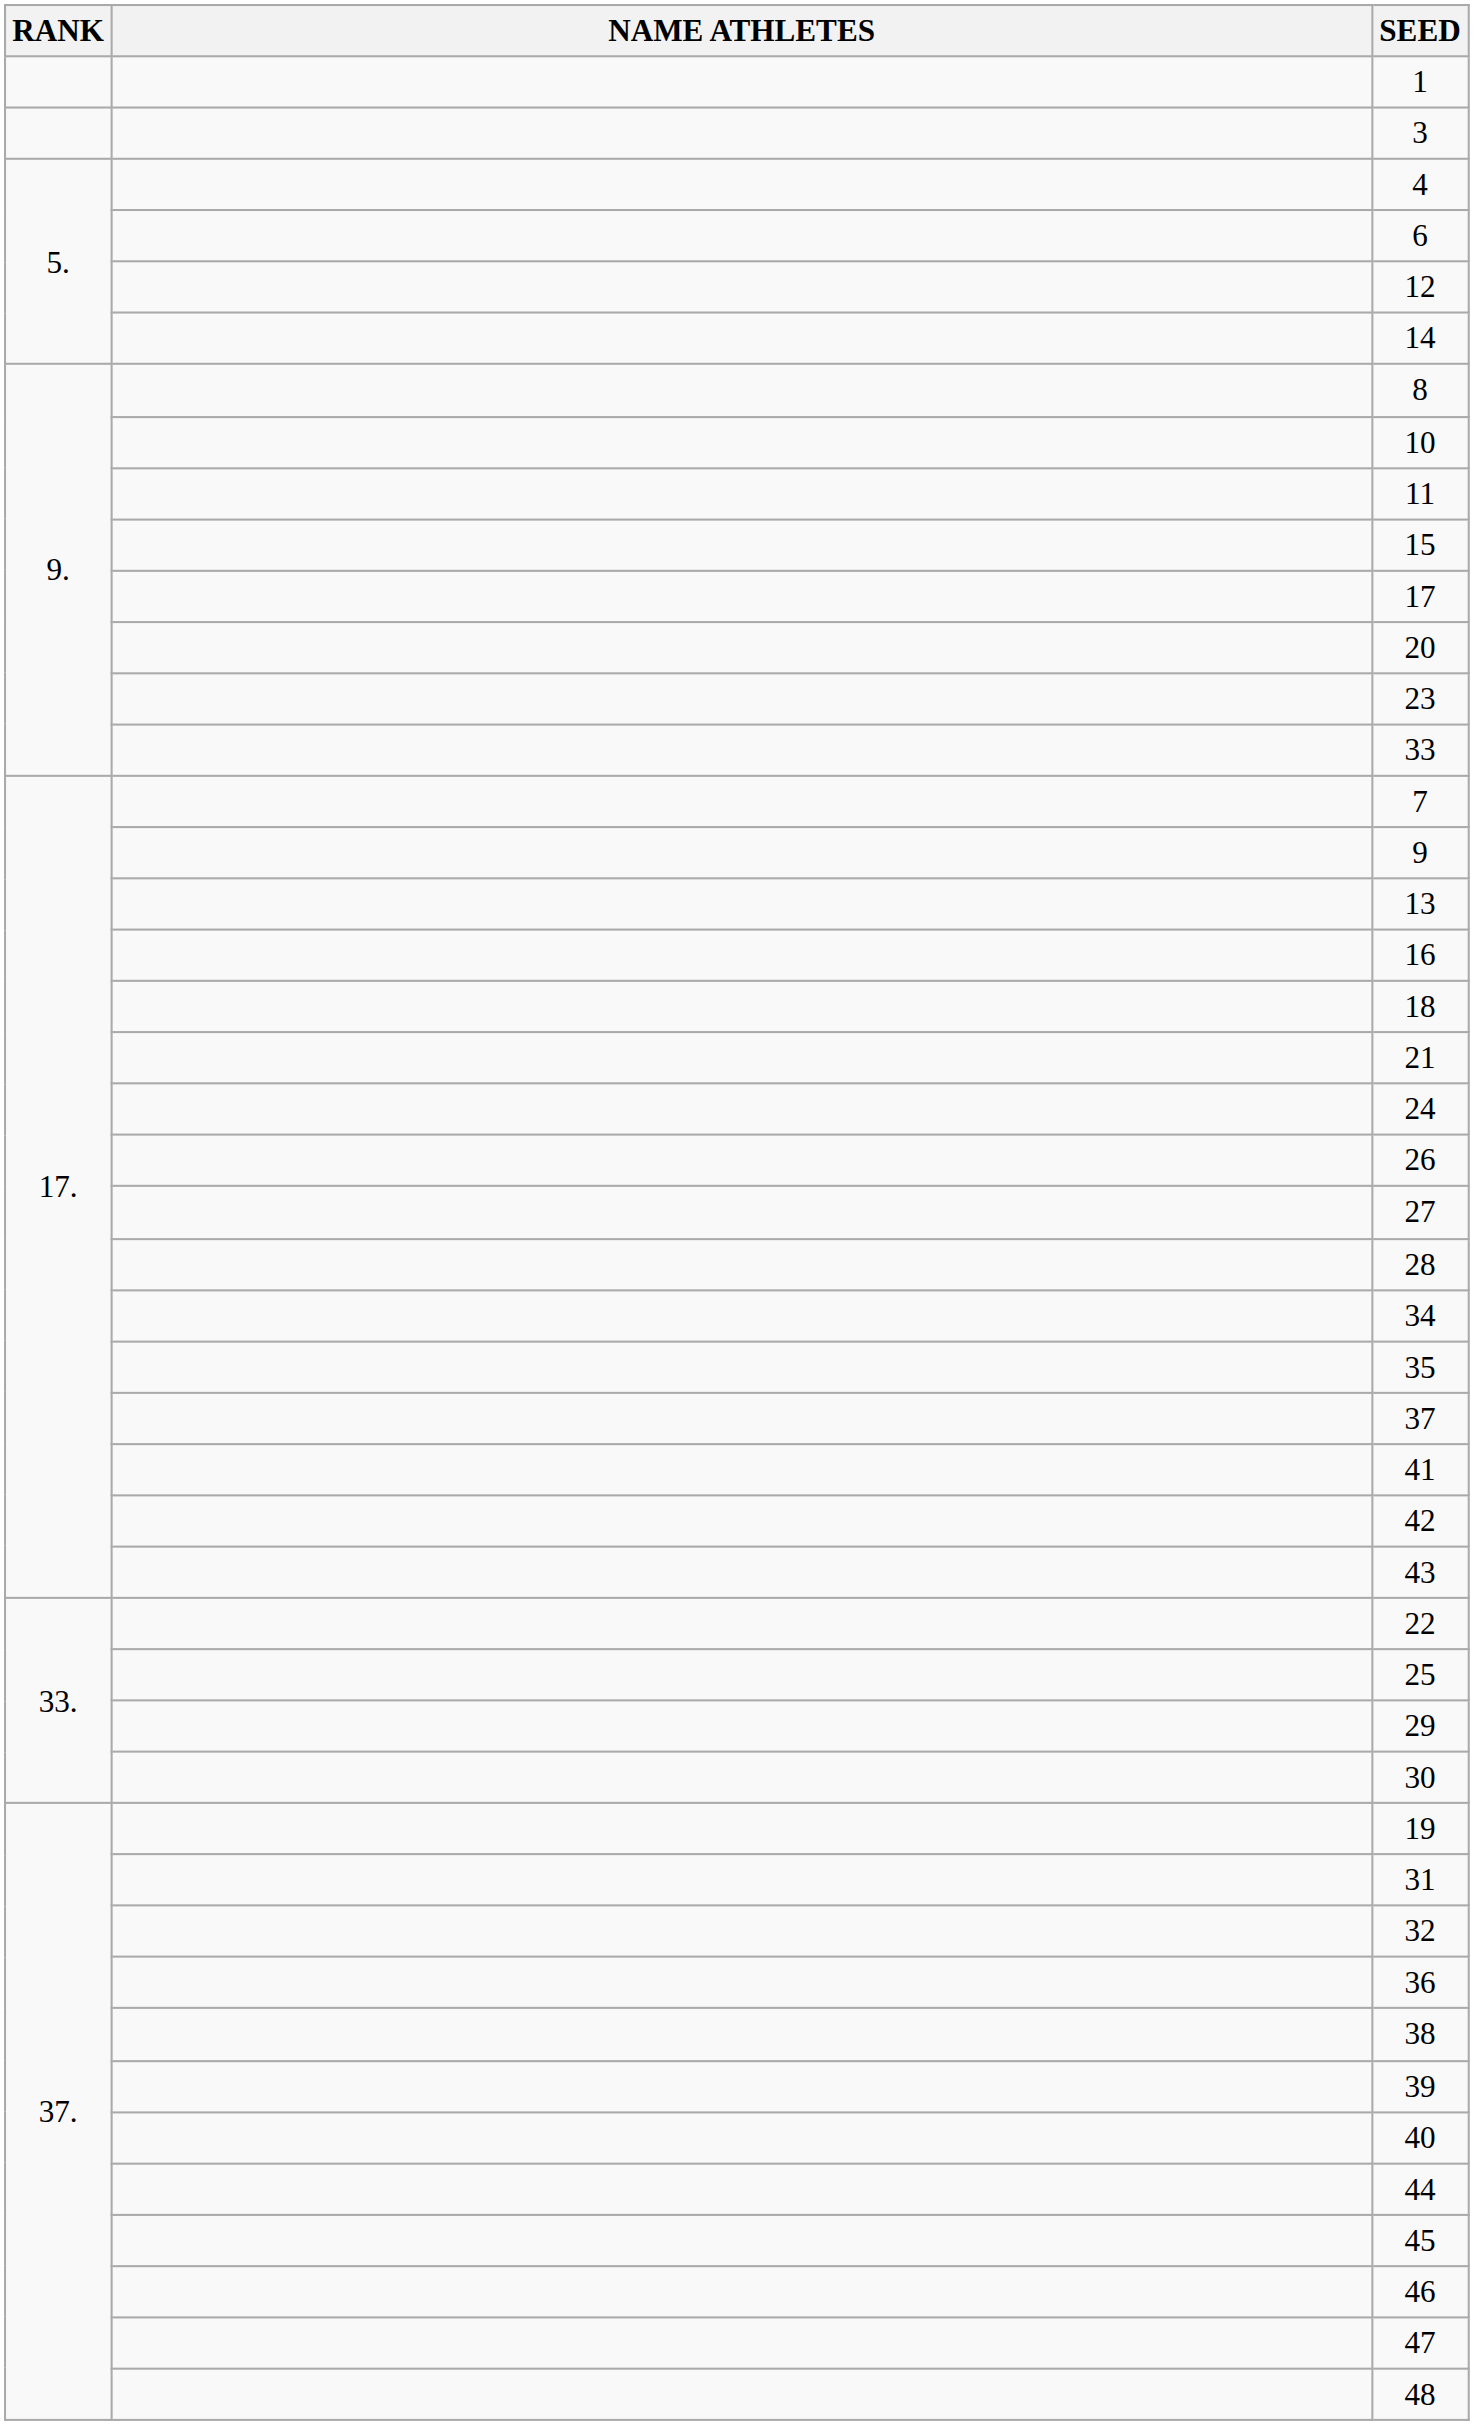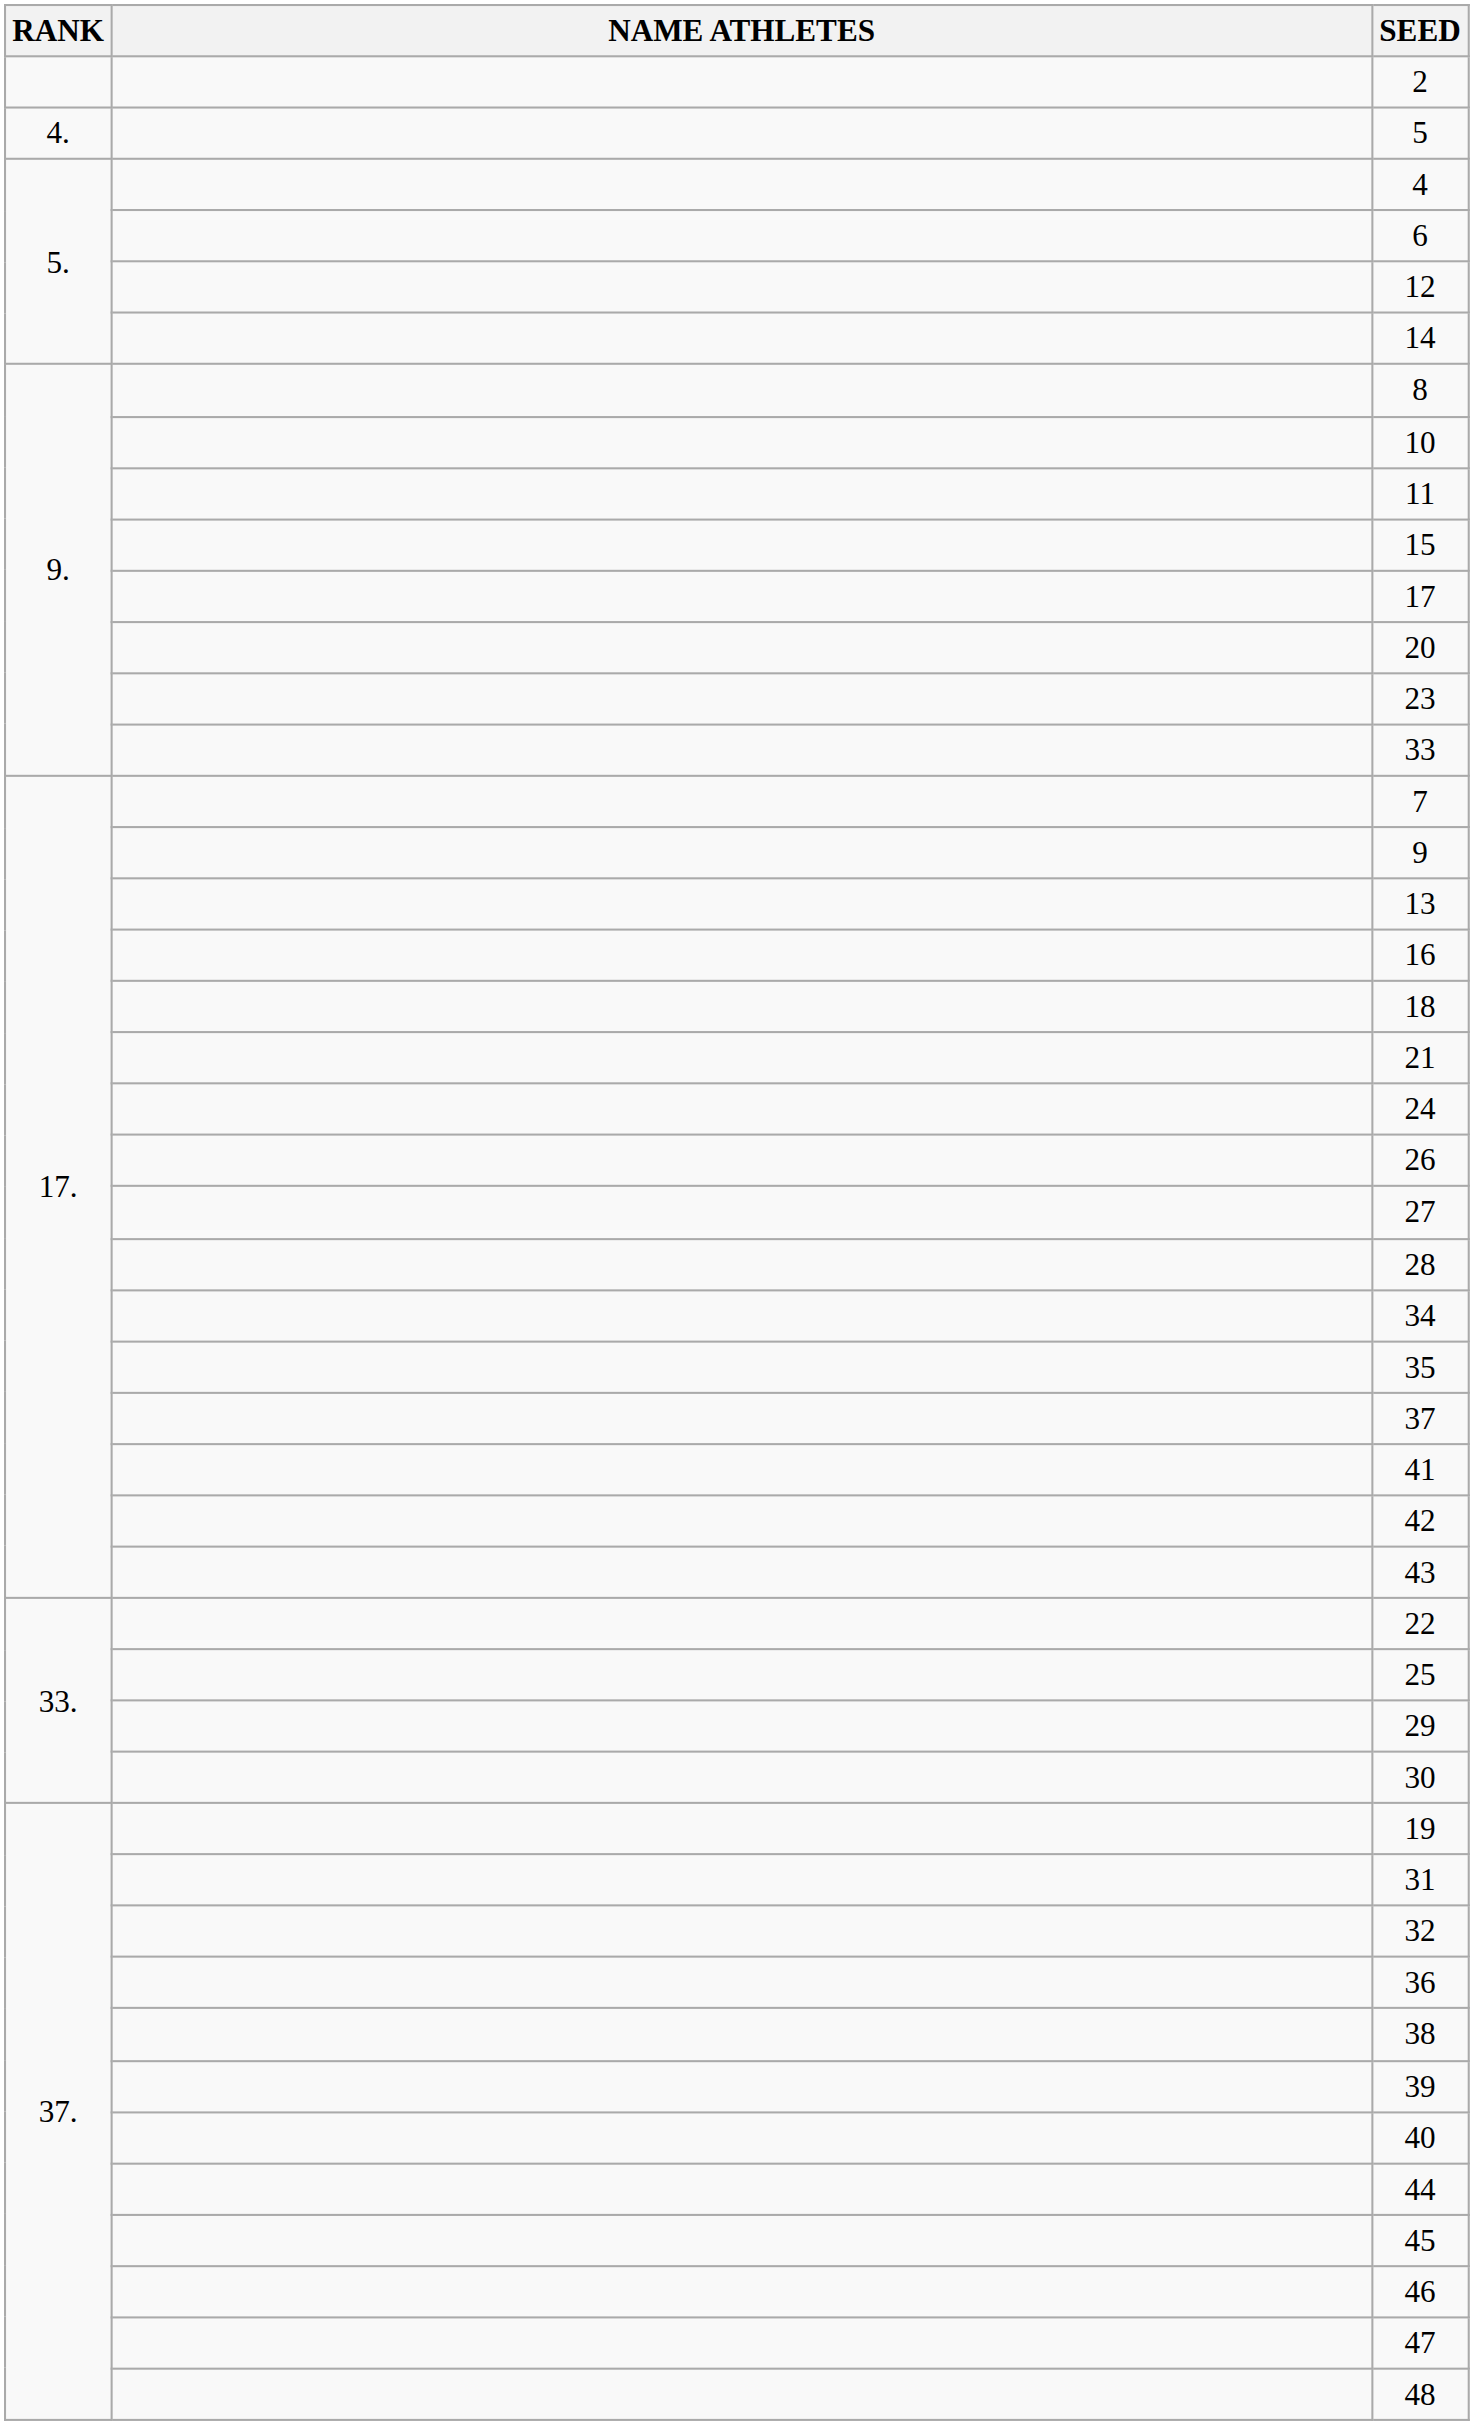- row: (1420, 81)
- row: (1420, 133)
+ row: (1420, 81)
+ row: (1420, 133)
